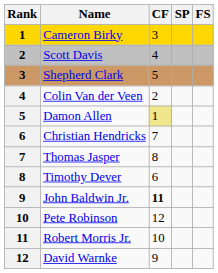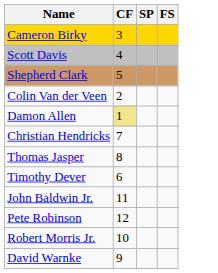- column: (22, 14)
(158, 197) bold -> (122, 197) normal
